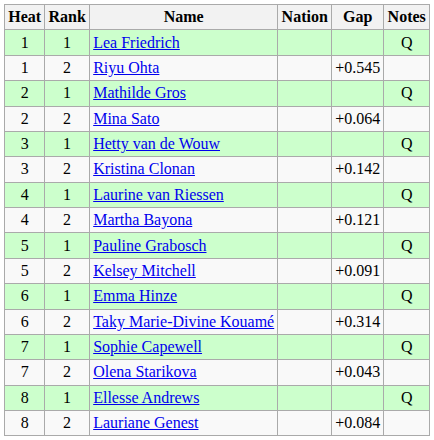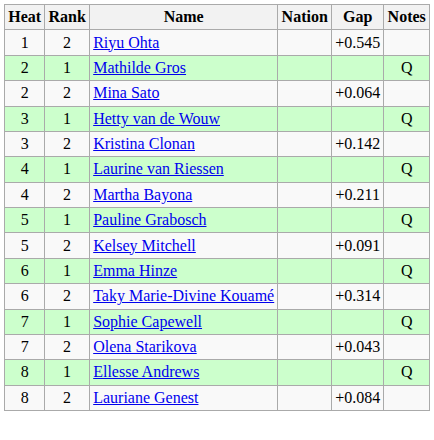- row: (136, 42)
(358, 220) +0.121 -> (358, 194) +0.211
